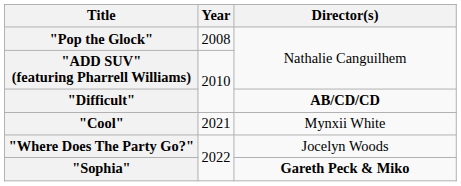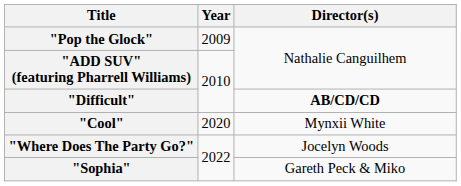(216, 38) 2008 -> (216, 38) 2009
(216, 123) 2021 -> (216, 123) 2020
(345, 169) bold -> (345, 169) normal
